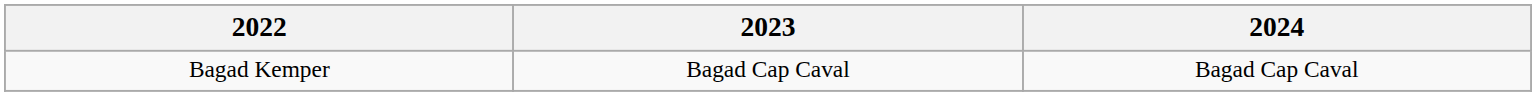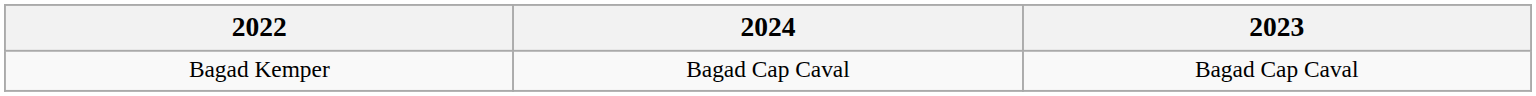columns swapped: (768, 27) <-> (1277, 27)
